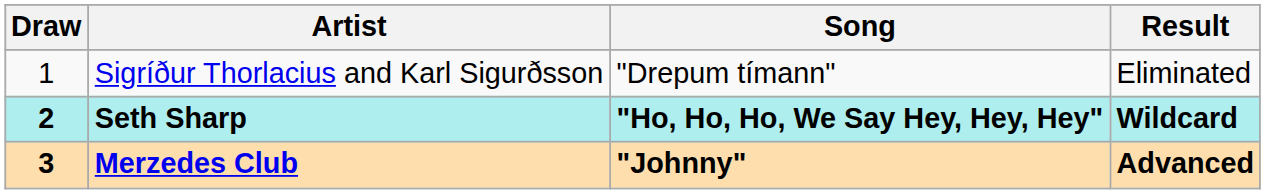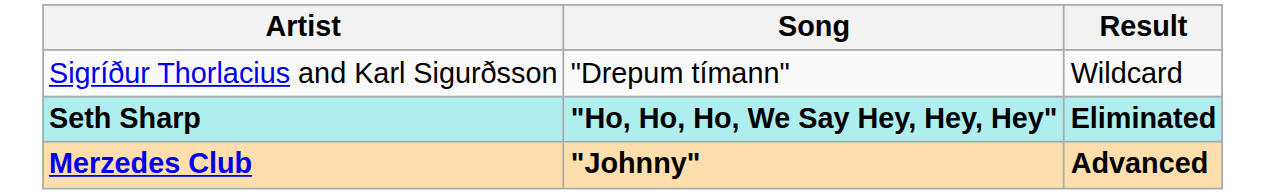- column: (46, 27)
(1184, 73) Eliminated -> (1127, 73) Wildcard
(1177, 118) Wildcard -> (1143, 118) Eliminated
